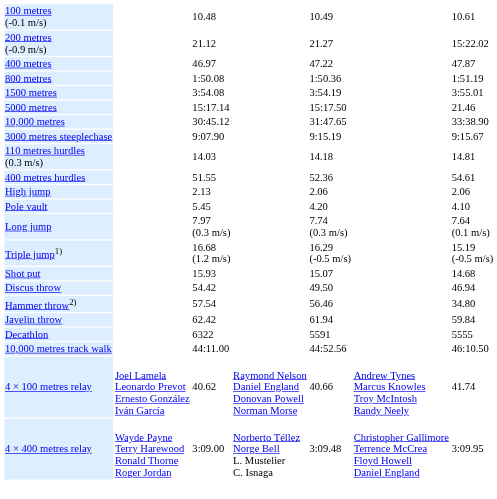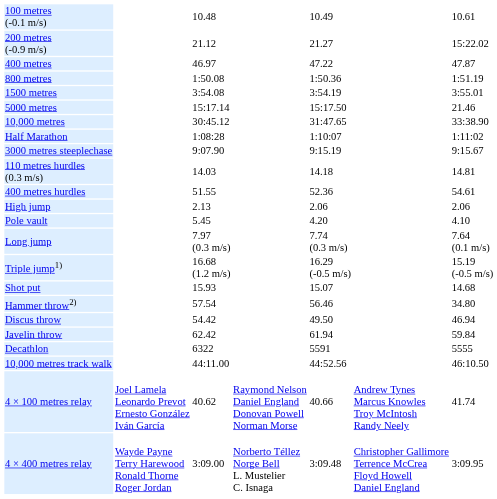+ row: (36, 136)
rows swapped: (33, 288) <-> (41, 304)
